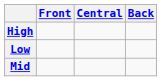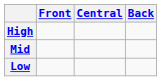rows swapped: (20, 67) <-> (20, 49)
